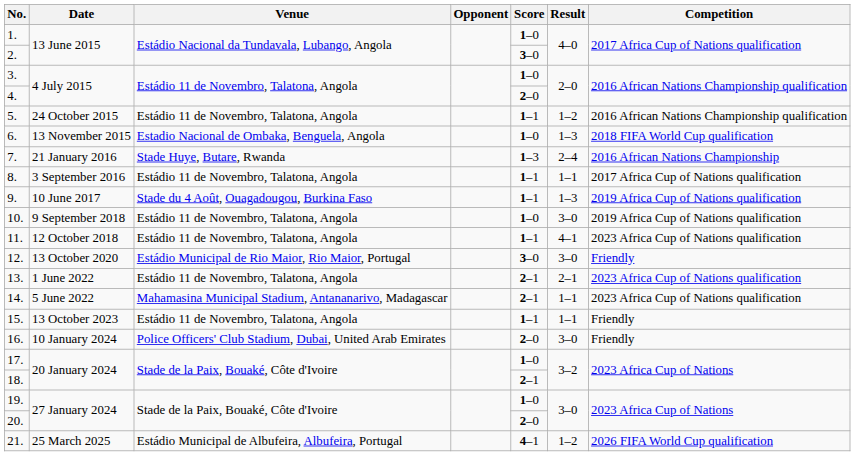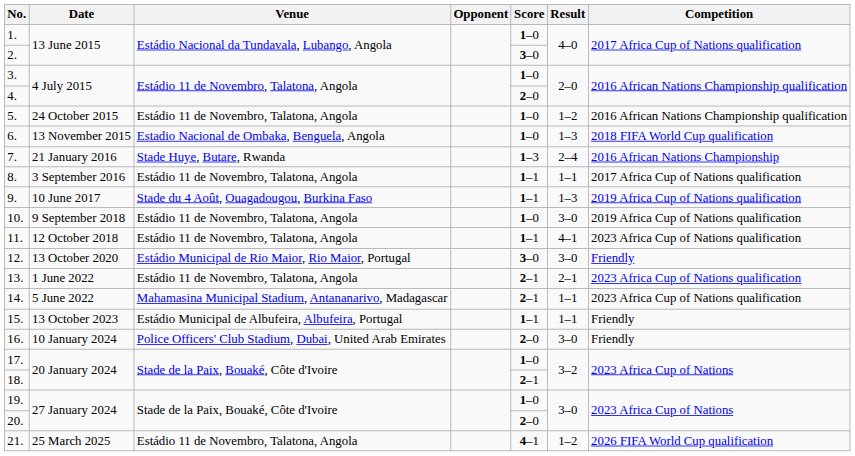(529, 116) 1–1 -> (529, 116) 1–0
(247, 319) Estádio 11 de Novembro, Talatona, Angola -> (270, 319) Estádio Municipal de Albufeira, Albufeira, Portugal
(270, 440) Estádio Municipal de Albufeira, Albufeira, Portugal -> (247, 440) Estádio 11 de Novembro, Talatona, Angola
